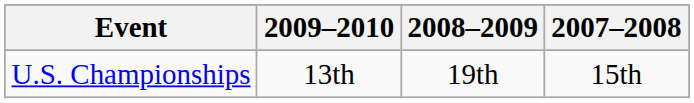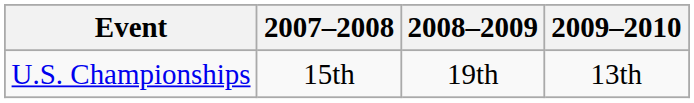columns swapped: (616, 27) <-> (329, 27)
